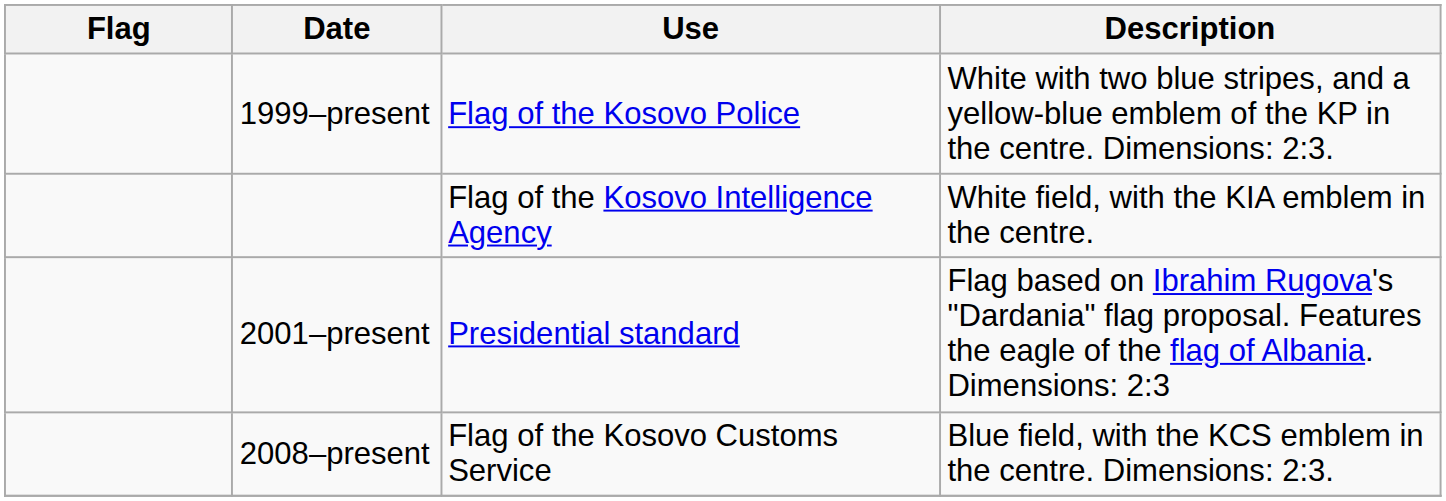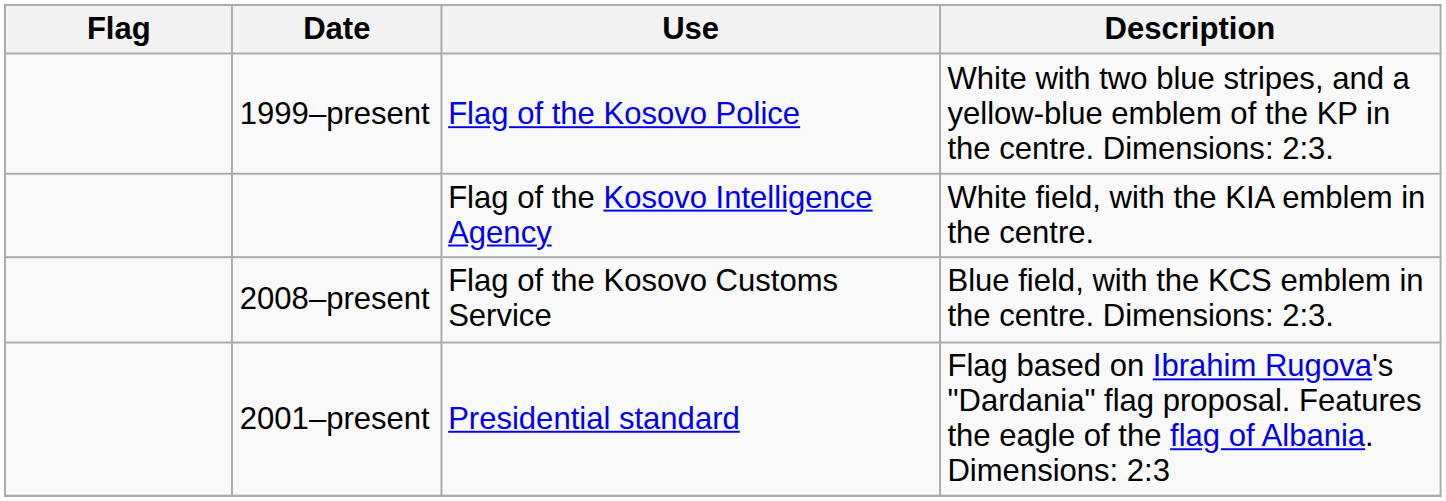rows swapped: (335, 453) <-> (335, 333)
